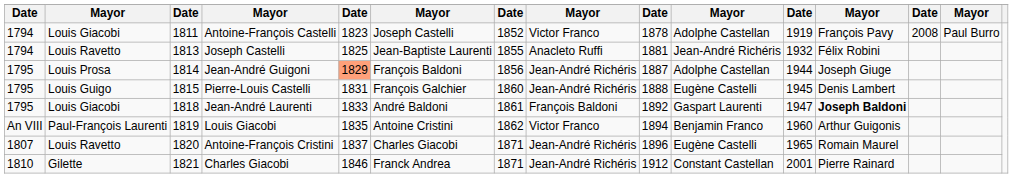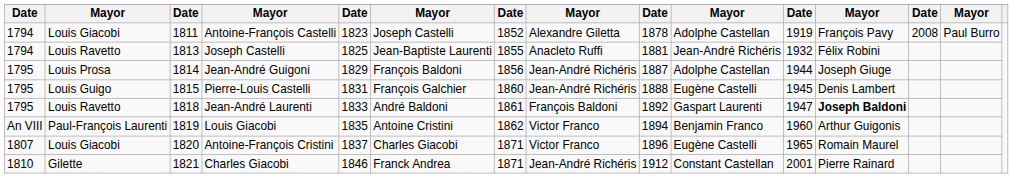(564, 32) Victor Franco -> (574, 32) Alexandre Giletta
(355, 70) lightsalmon background -> (355, 70) no background
(84, 107) Louis Giacobi -> (84, 107) Louis Ravetto
(84, 145) Louis Ravetto -> (84, 145) Louis Giacobi
(583, 145) Jean-André Richéris -> (564, 145) Victor Franco
